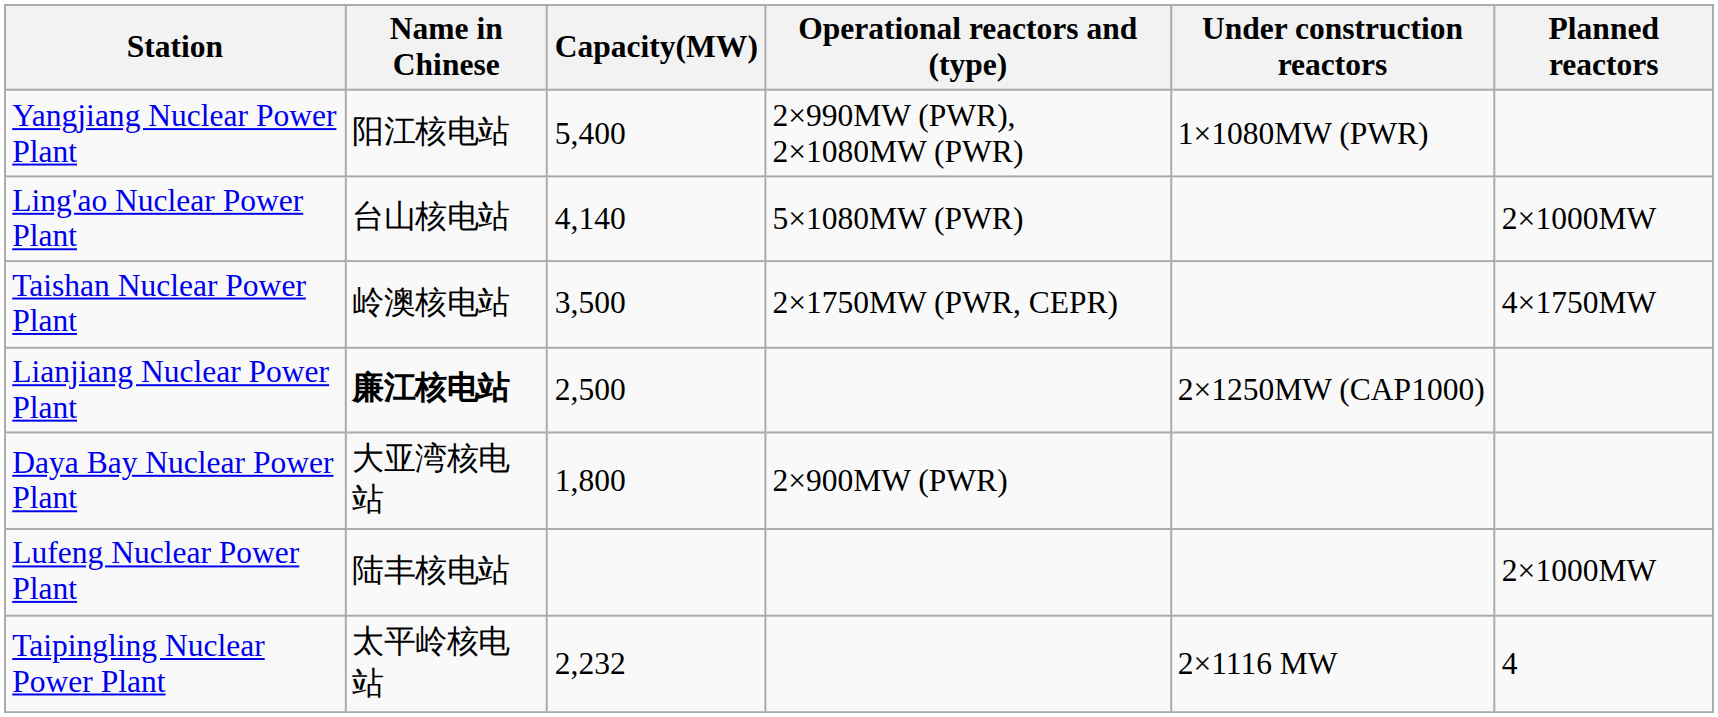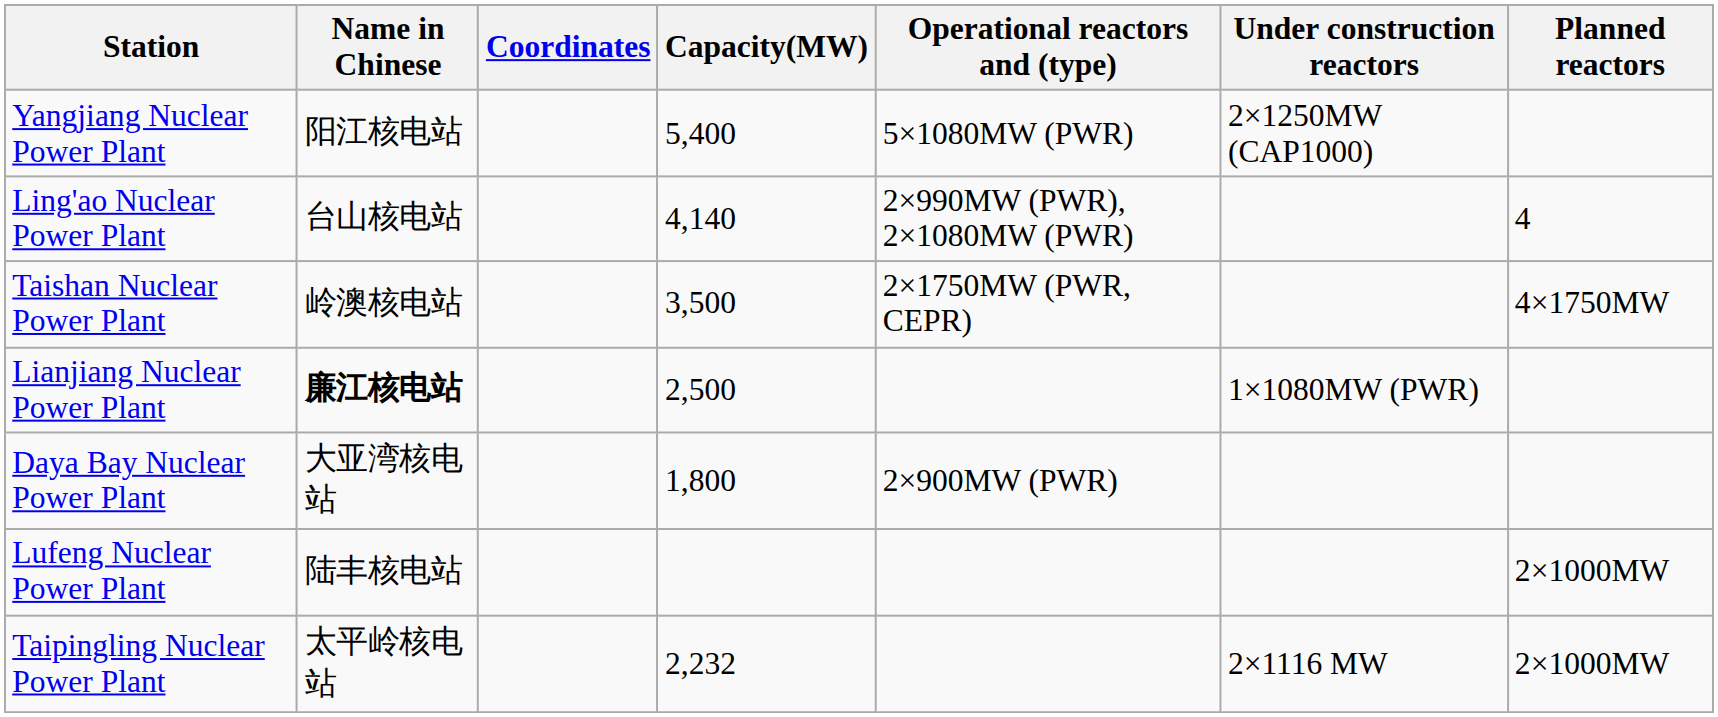+ column: (568, 47)
(898, 132) 2×990MW (PWR), 2×1080MW (PWR) -> (1008, 132) 5×1080MW (PWR)
(1303, 132) 1×1080MW (PWR) -> (1305, 132) 2×1250MW (CAP1000)
(898, 218) 5×1080MW (PWR) -> (1008, 218) 2×990MW (PWR), 2×1080MW (PWR)
(1579, 218) 2×1000MW -> (1523, 218) 4
(1331, 389) 2×1250MW (CAP1000) -> (1353, 389) 1×1080MW (PWR)
(1510, 663) 4 -> (1592, 663) 2×1000MW
